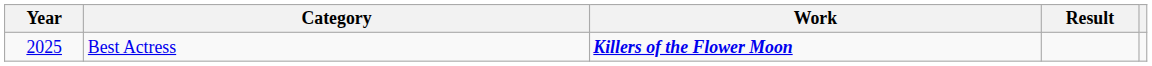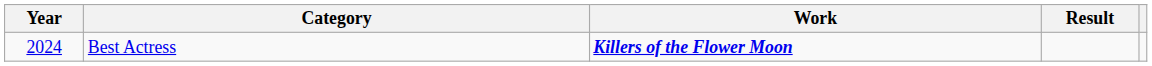(44, 46) 2025 -> (44, 46) 2024
